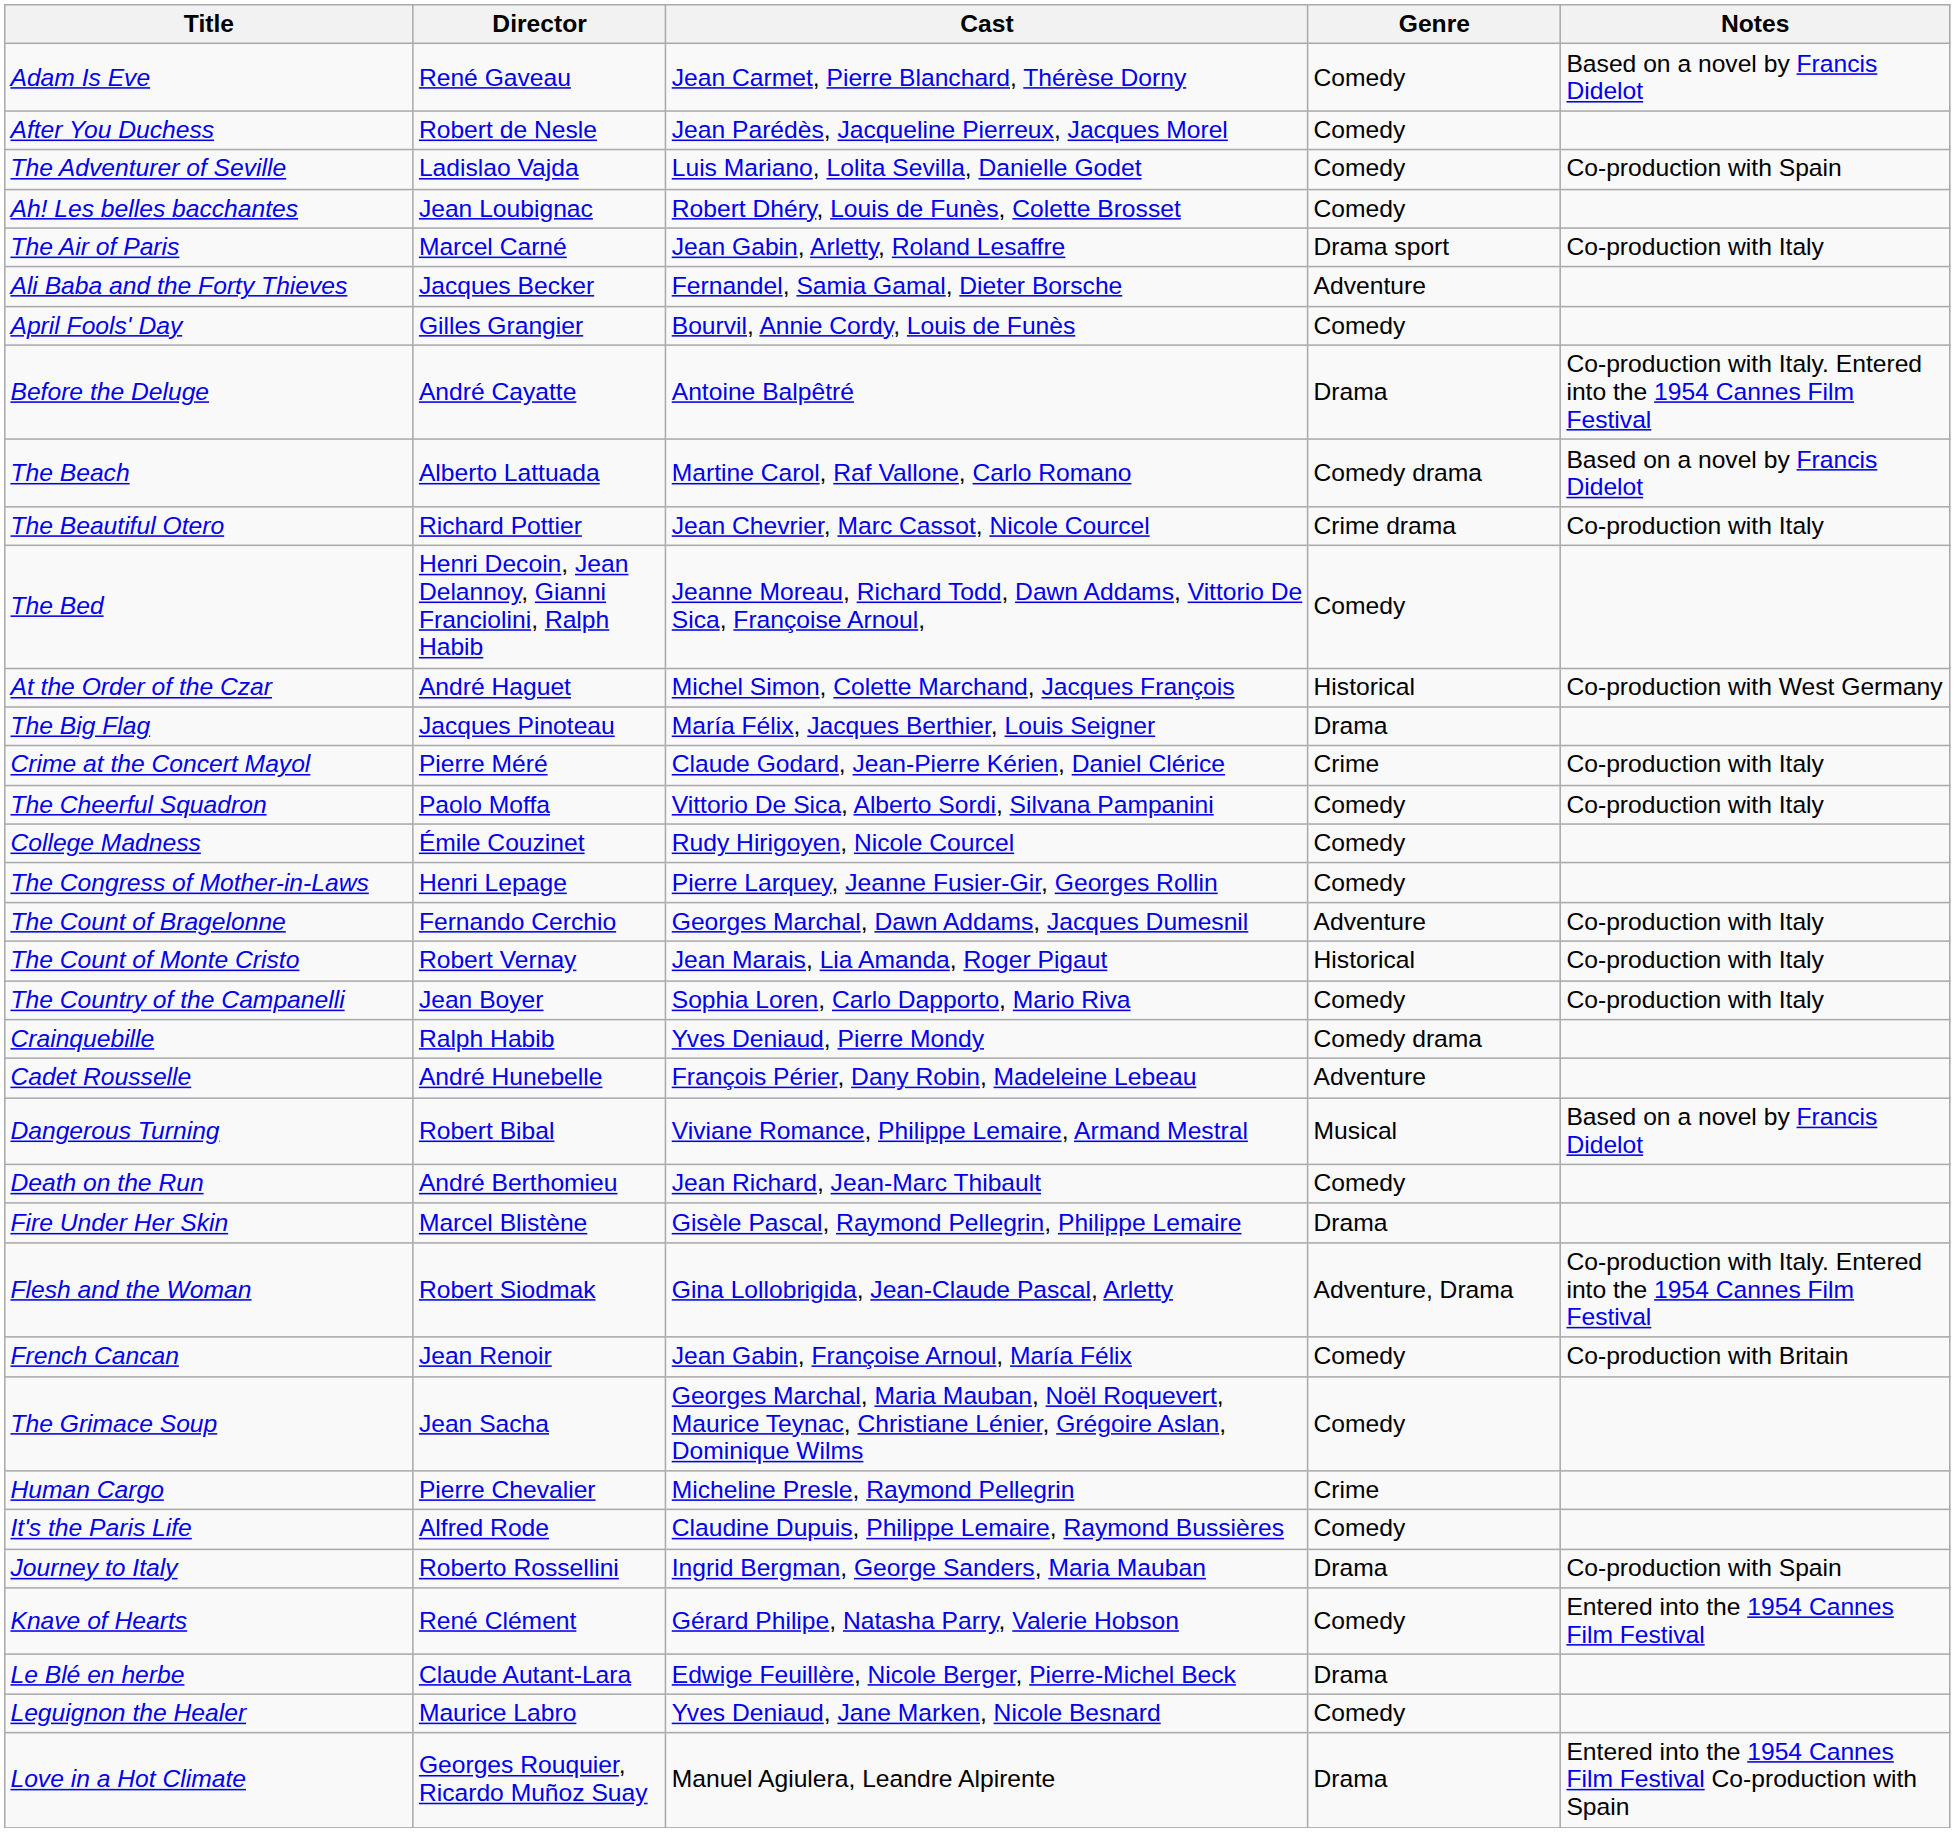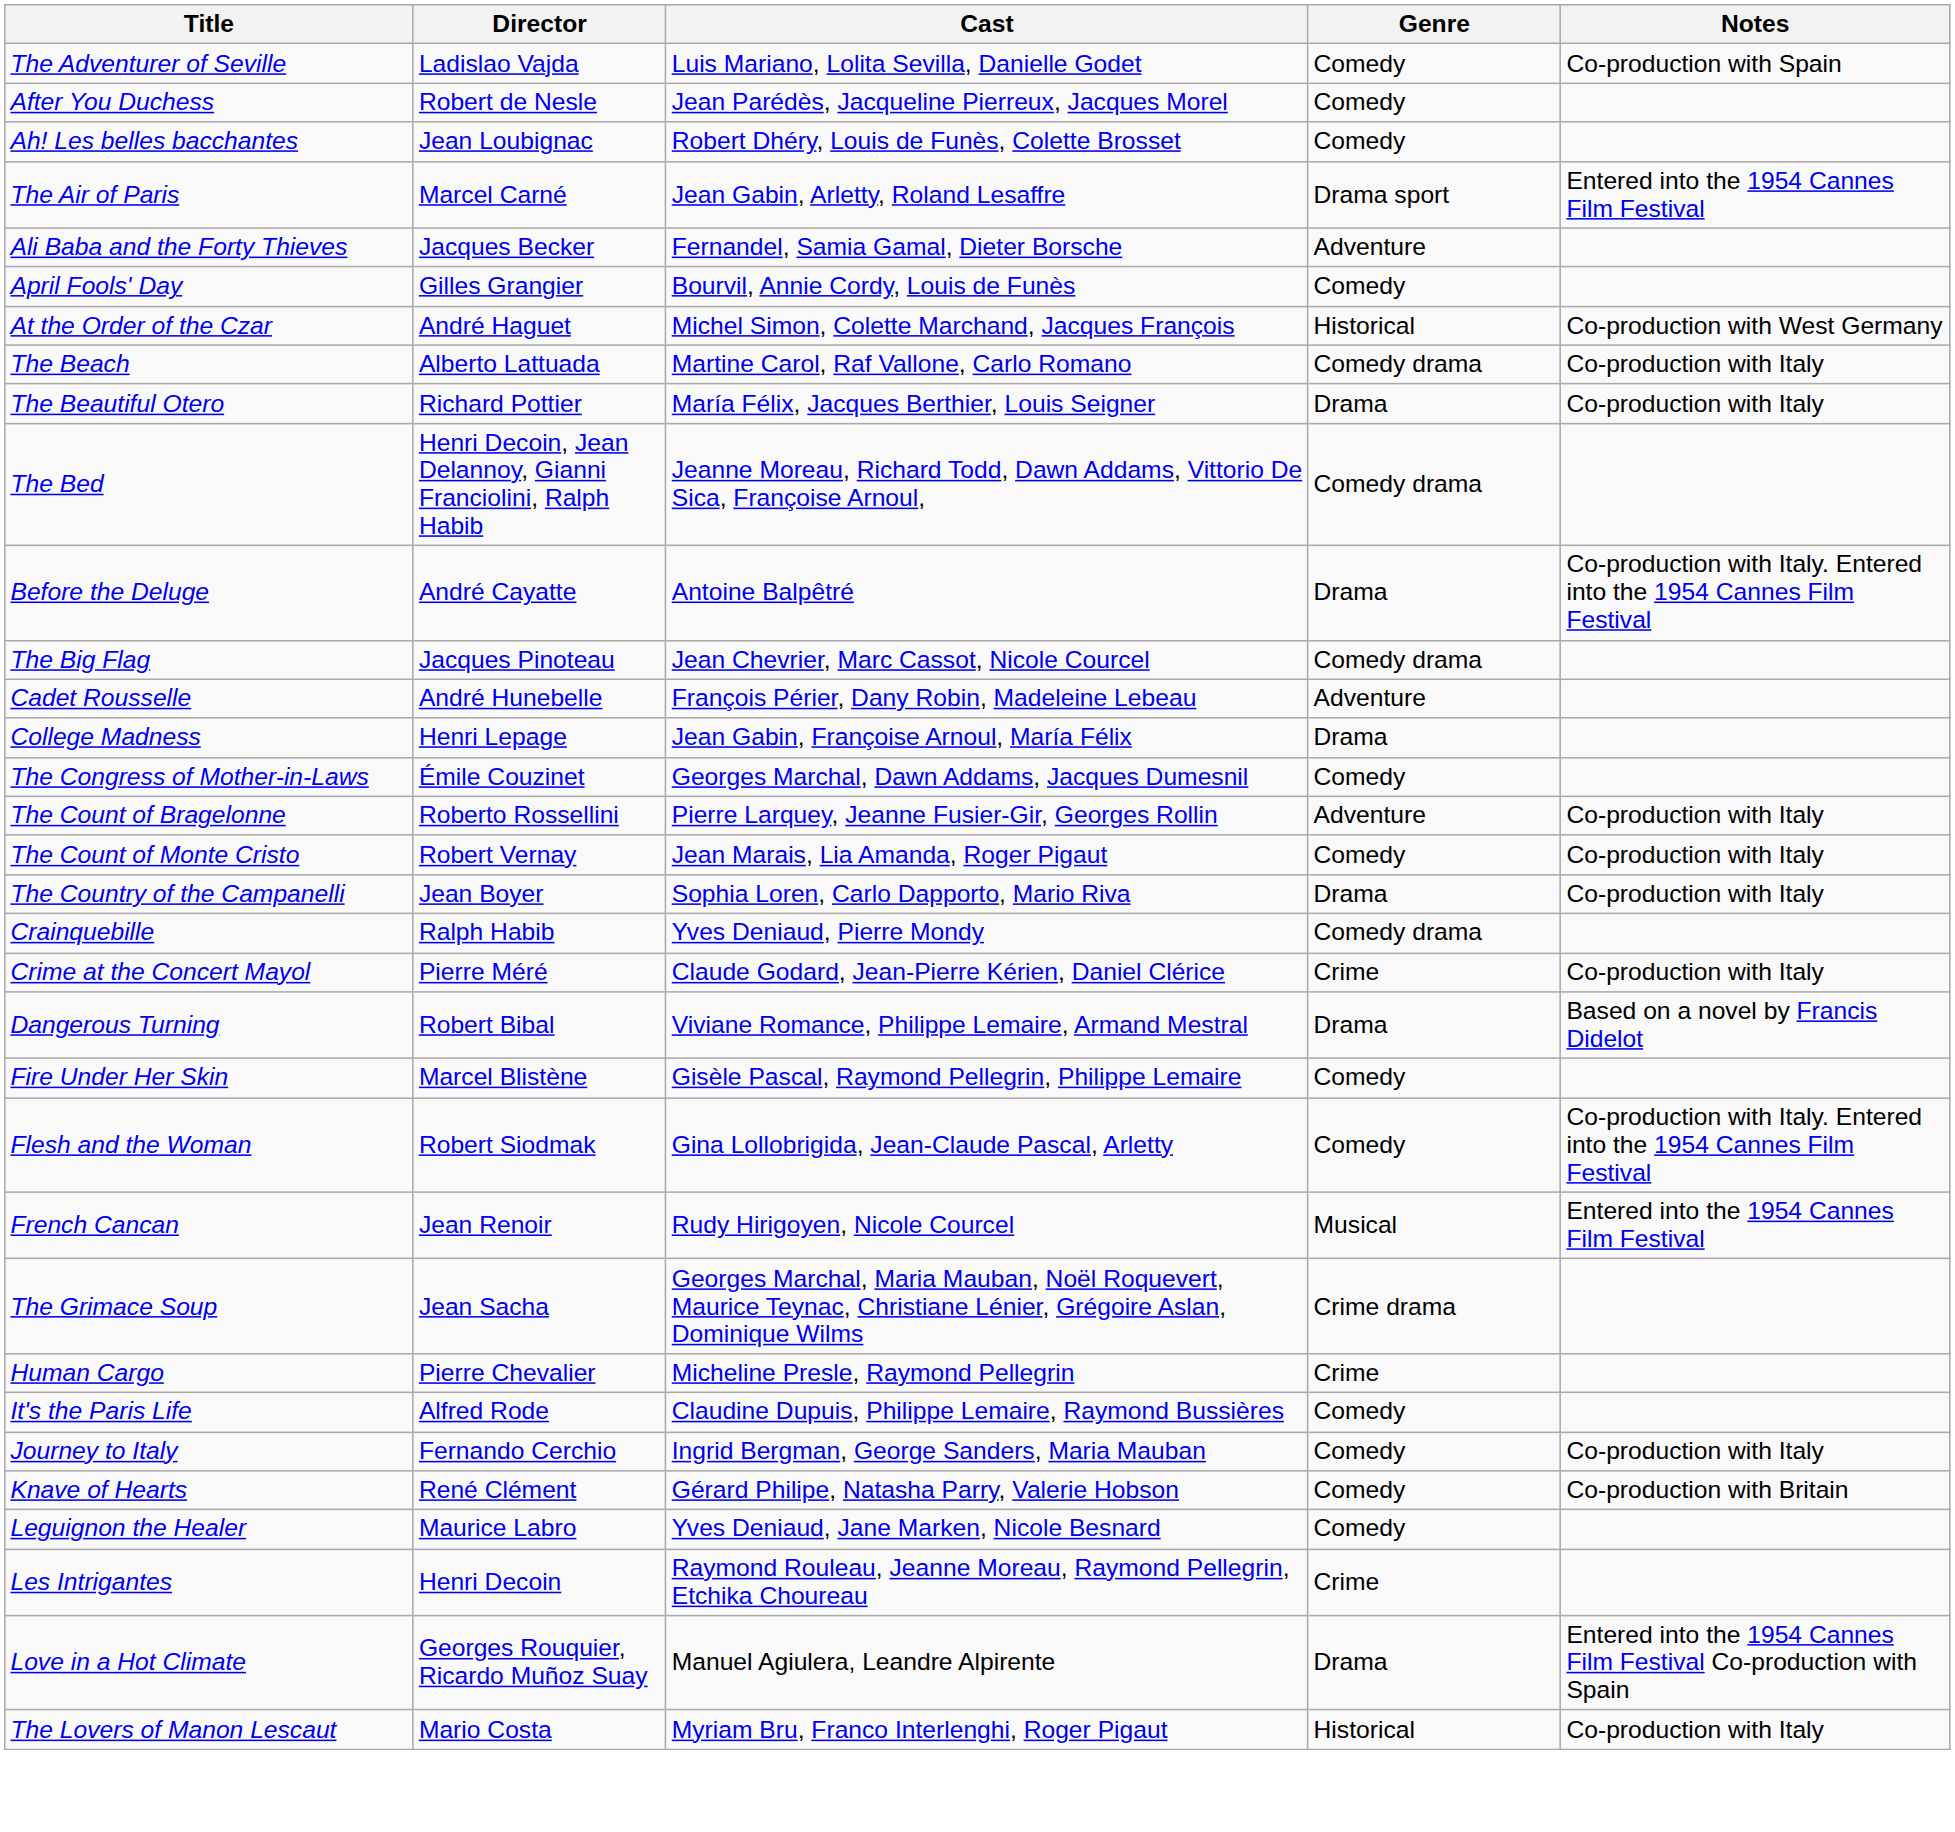- row: (80, 76)
rows swapped: (148, 168) <-> (112, 129)
(1695, 247) Co-production with Italy -> (1730, 194) Entered into the 1954 Cannes Film Festival
rows swapped: (141, 687) <-> (110, 392)
(1722, 472) Based on a novel by Francis Didelot -> (1695, 364) Co-production with Italy
(911, 525) Jean Chevrier, Marc Cassot, Nicole Courcel -> (913, 403) María Félix, Jacques Berthier, Louis Seigner
(1385, 525) Crime drama -> (1351, 403) Drama
(1359, 606) Comedy -> (1398, 484) Comedy drama
(913, 726) María Félix, Jacques Berthier, Louis Seigner -> (911, 659) Jean Chevrier, Marc Cassot, Nicole Courcel
(1351, 726) Drama -> (1398, 659) Comedy drama
rows swapped: (101, 1077) <-> (160, 765)
- row: (139, 804)
(502, 843) Émile Couzinet -> (493, 737) Henri Lepage
(843, 843) Rudy Hirigoyen, Nicole Courcel -> (902, 737) Jean Gabin, Françoise Arnoul, María Félix
(1359, 843) Comedy -> (1351, 737) Drama
(493, 882) Henri Lepage -> (502, 776) Émile Couzinet
(945, 882) Pierre Larquey, Jeanne Fusier-Gir, Georges Rollin -> (960, 776) Georges Marchal, Dawn Addams, Jacques Dumesnil
(518, 921) Fernando Cerchio -> (519, 815) Roberto Rossellini
(960, 921) Georges Marchal, Dawn Addams, Jacques Dumesnil -> (945, 815) Pierre Larquey, Jeanne Fusier-Gir, Georges Rollin
(1364, 960) Historical -> (1359, 854) Comedy
(1359, 999) Comedy -> (1351, 893) Drama
(1355, 1130) Musical -> (1351, 1024) Drama
- row: (107, 1183)
(1351, 1222) Drama -> (1359, 1077) Comedy
(1414, 1289) Adventure, Drama -> (1359, 1144) Comedy
(902, 1356) Jean Gabin, Françoise Arnoul, María Félix -> (843, 1225) Rudy Hirigoyen, Nicole Courcel
(1359, 1356) Comedy -> (1355, 1225) Musical
(1707, 1356) Co-production with Britain -> (1730, 1225) Entered into the 1954 Cannes Film Festival
(1359, 1423) Comedy -> (1385, 1305) Crime drama
(519, 1568) Roberto Rossellini -> (518, 1450) Fernando Cerchio
(1351, 1568) Drama -> (1359, 1450) Comedy
(1704, 1568) Co-production with Spain -> (1695, 1450) Co-production with Italy
(1730, 1621) Entered into the 1954 Cannes Film Festival -> (1707, 1489) Co-production with Britain
- row: (97, 1673)
+ row: (91, 1581)
+ row: (173, 1729)
